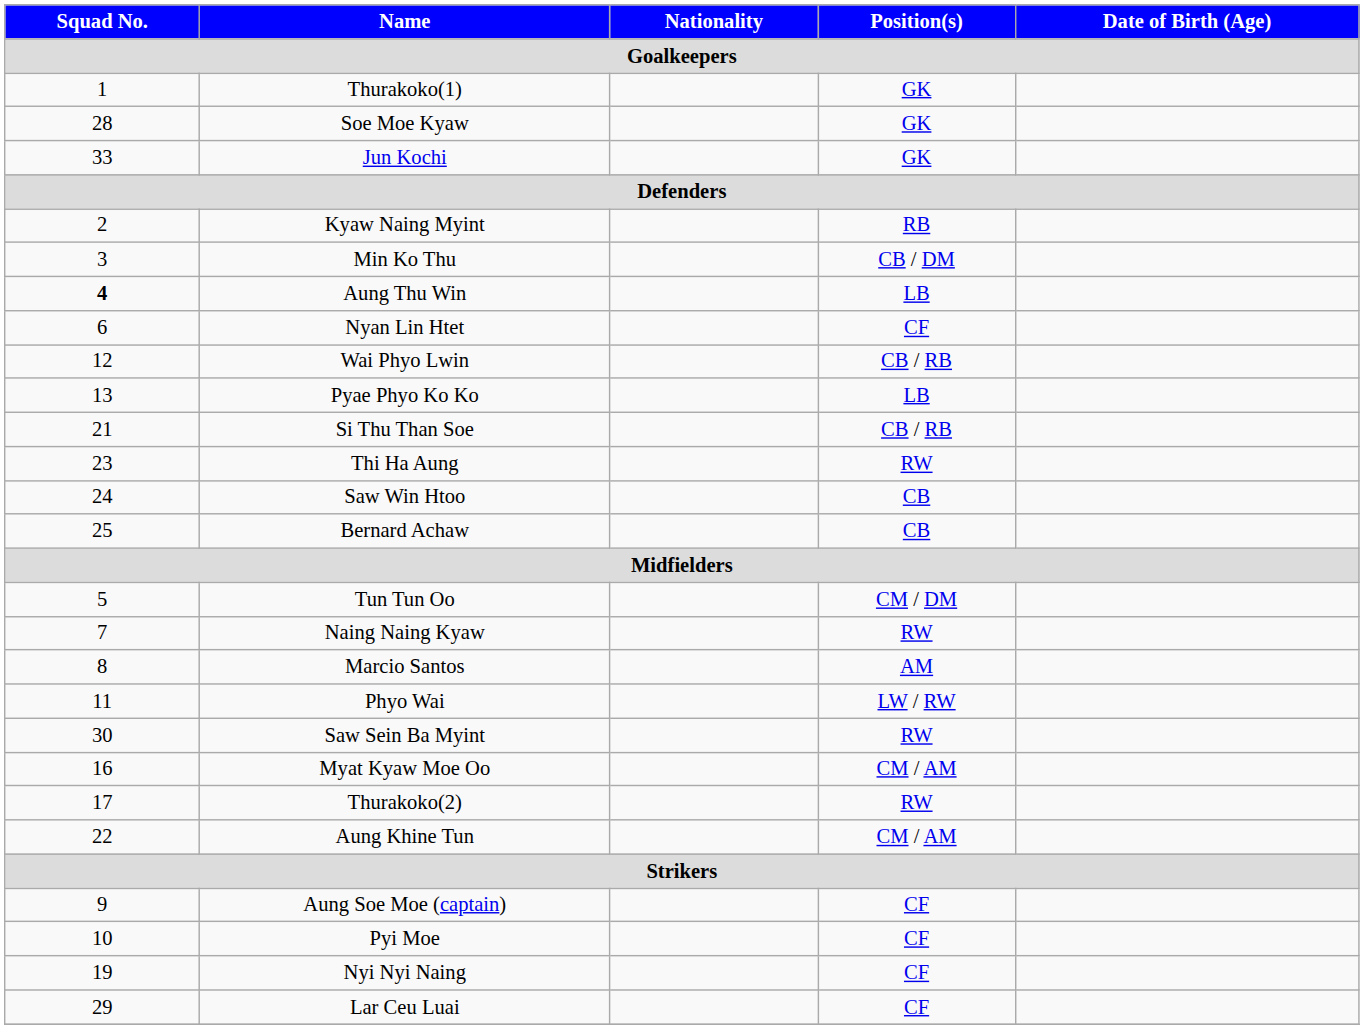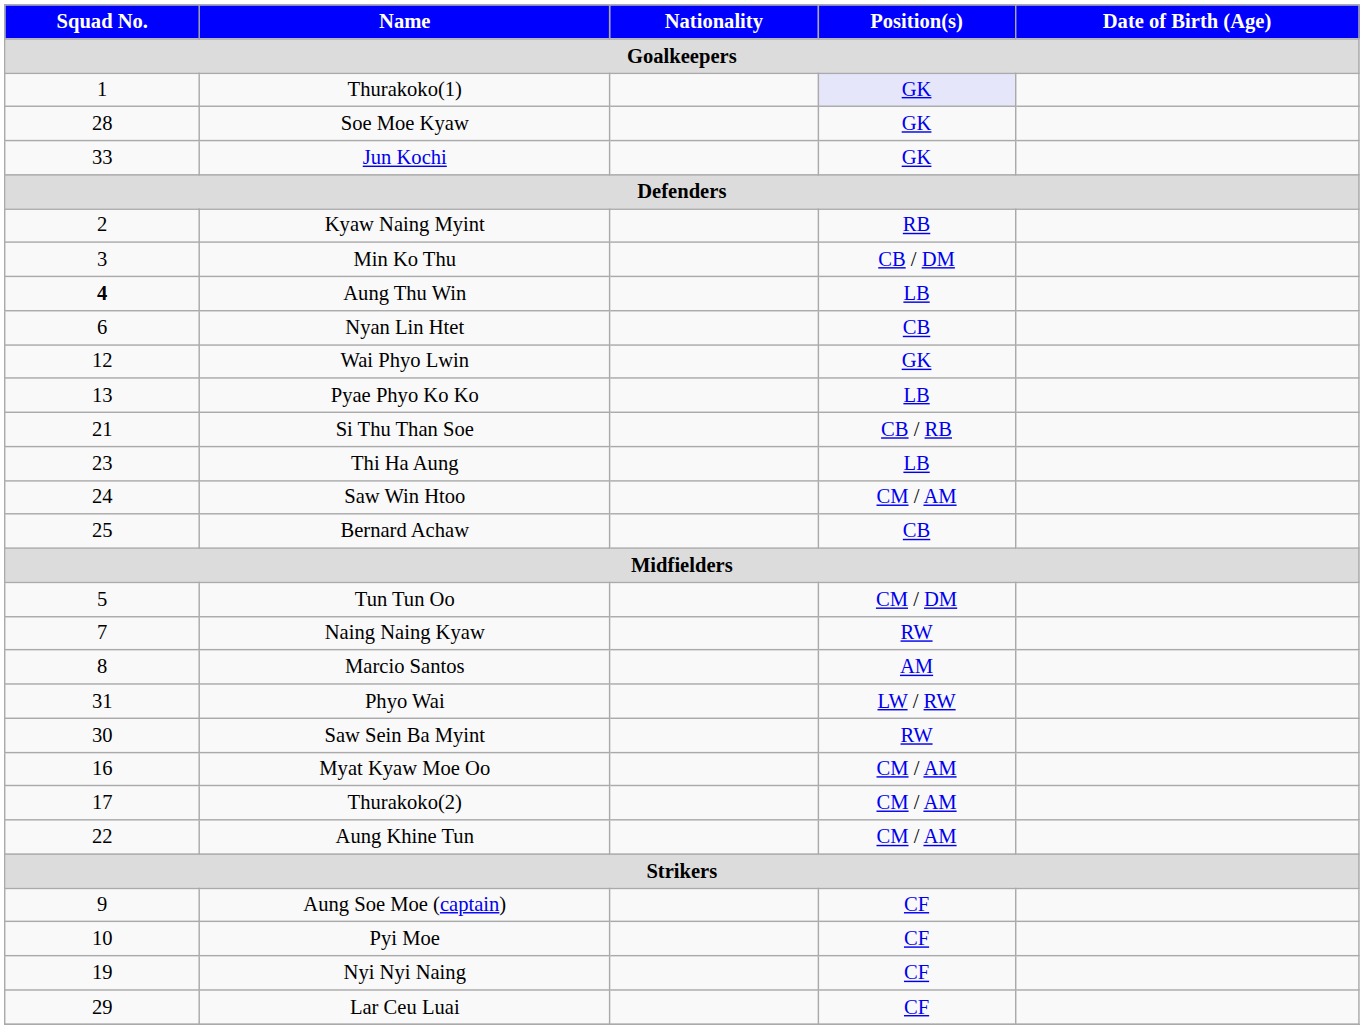(917, 89) no background -> (917, 89) lavender background
(917, 327) CF -> (917, 327) CB
(917, 361) CB / RB -> (917, 361) GK
(917, 463) RW -> (917, 463) LB
(917, 497) CB -> (917, 497) CM / AM
(102, 701) 11 -> (102, 701) 31
(917, 803) RW -> (917, 803) CM / AM
